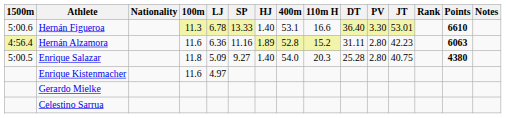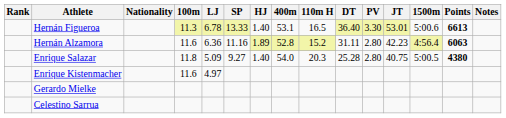columns swapped: (429, 12) <-> (20, 12)
(322, 27) 16.6 -> (317, 27) 16.5
(458, 27) 6610 -> (458, 27) 6613
